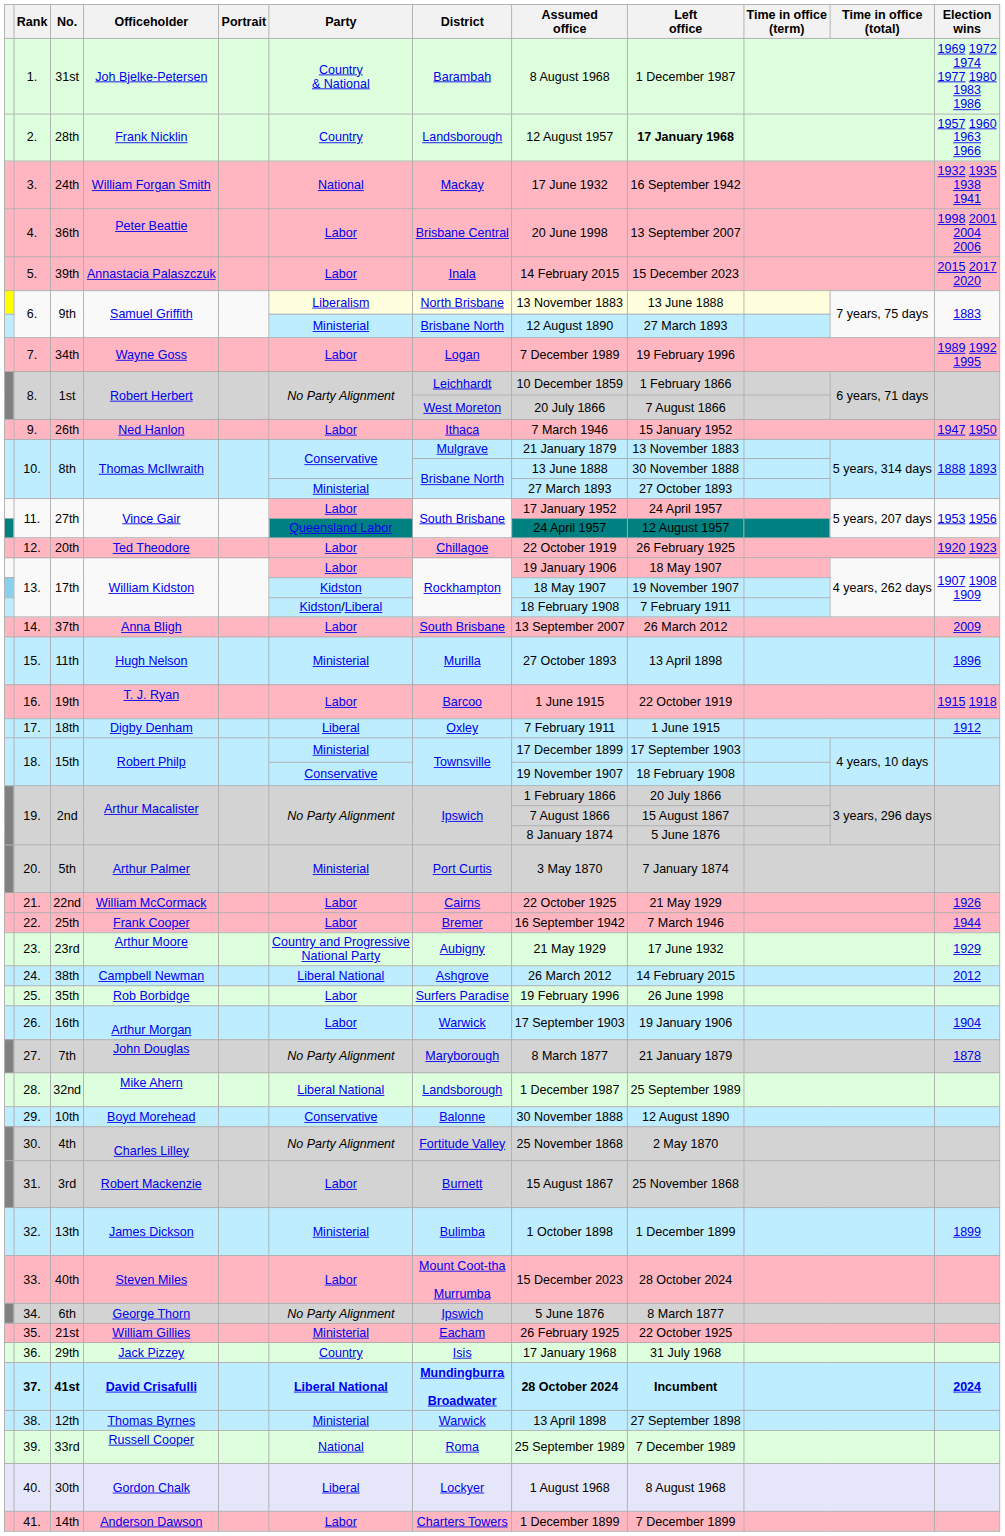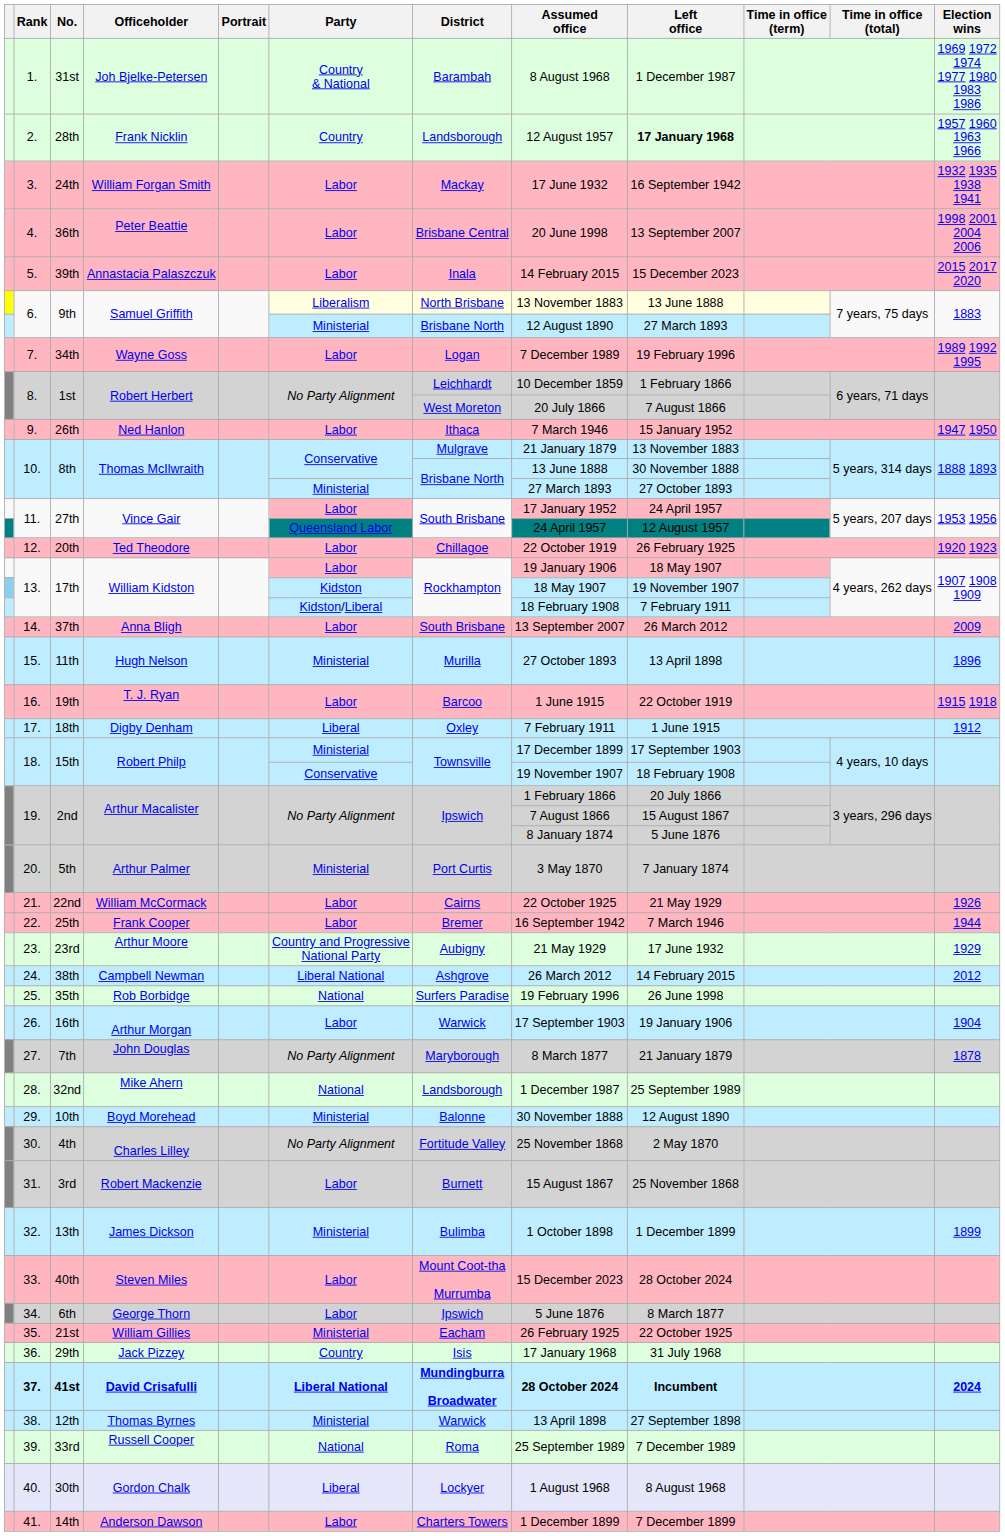(341, 185) National -> (341, 185) Labor
(341, 996) Labor -> (341, 996) National
(341, 1090) Liberal National -> (341, 1090) National
(341, 1117) Conservative -> (341, 1117) Ministerial
(341, 1313) No Party Alignment -> (341, 1313) Labor
